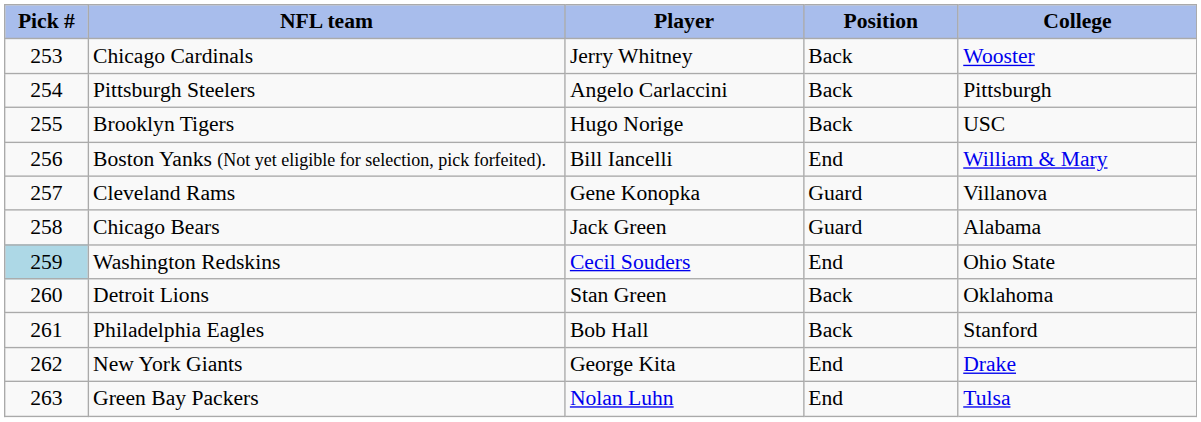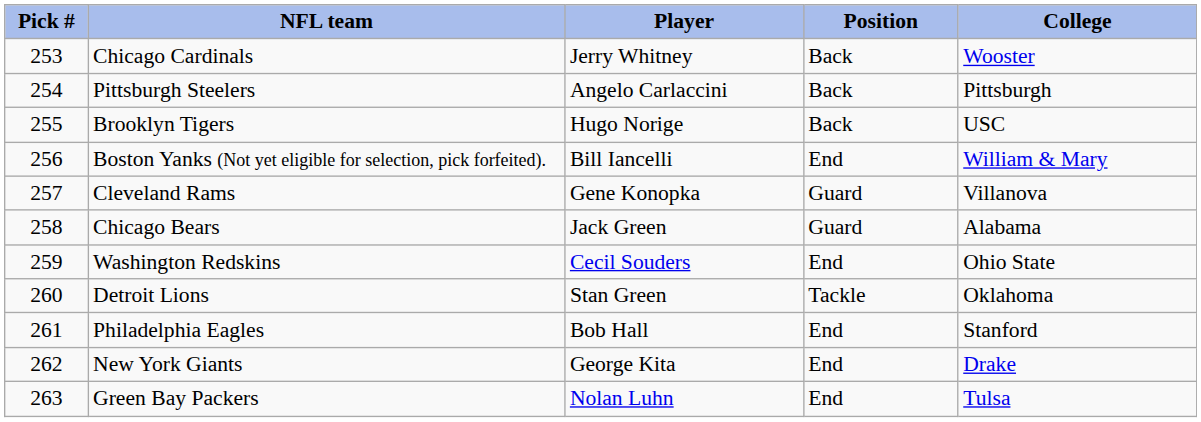(46, 261) lightblue background -> (46, 261) no background
(830, 295) Back -> (837, 295) Tackle
(830, 329) Back -> (826, 329) End
